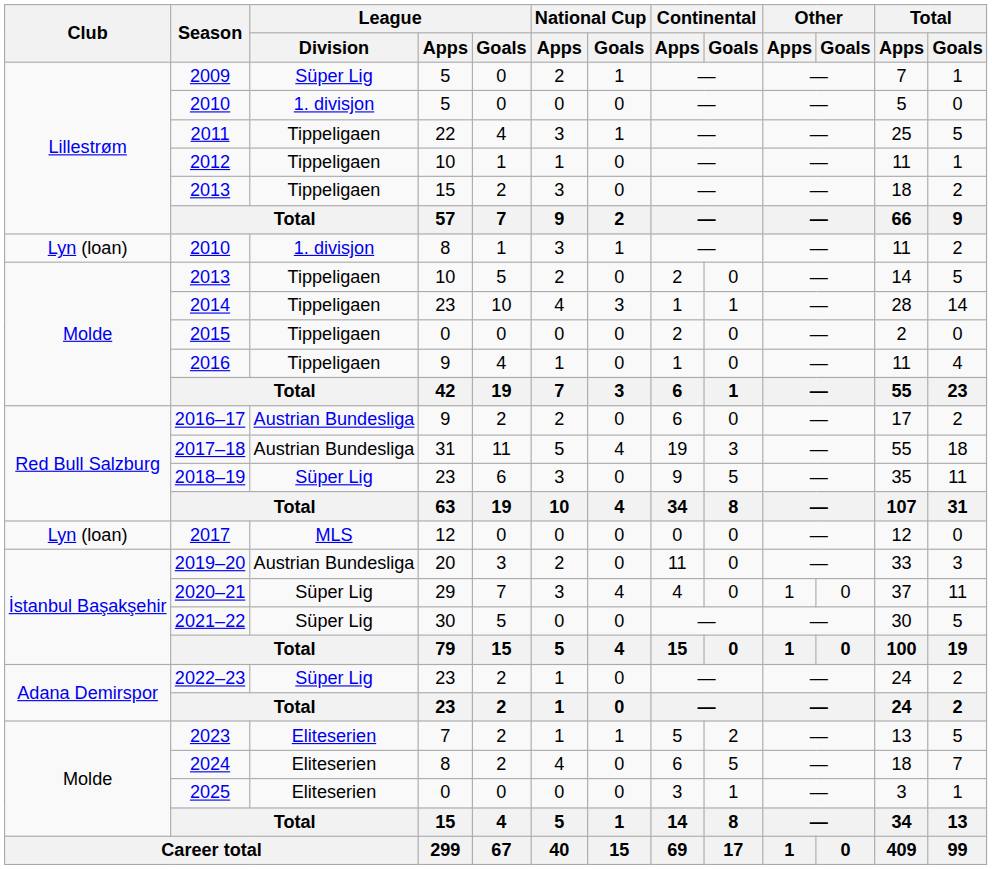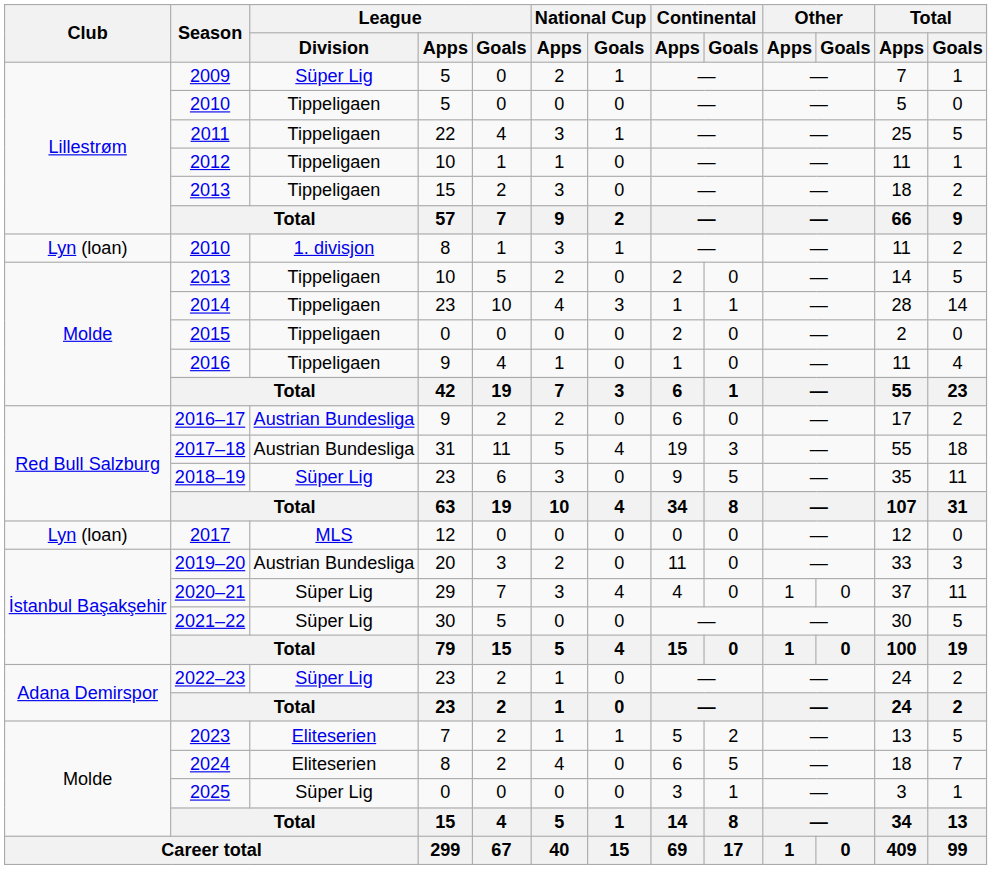(334, 104) 1. divisjon -> (334, 104) Tippeligaen
(334, 793) Eliteserien -> (334, 793) Süper Lig
